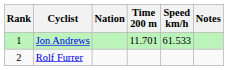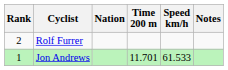rows swapped: (63, 40) <-> (59, 57)
